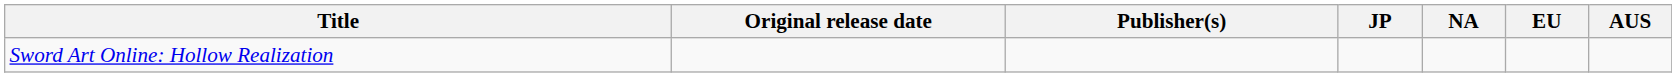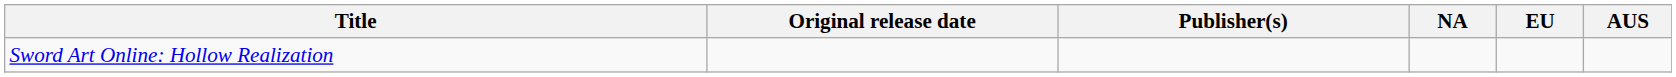- column: (1380, 21)
